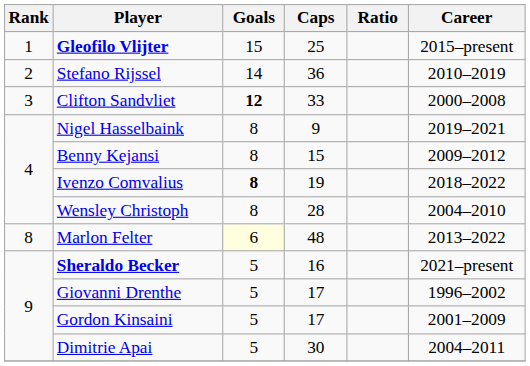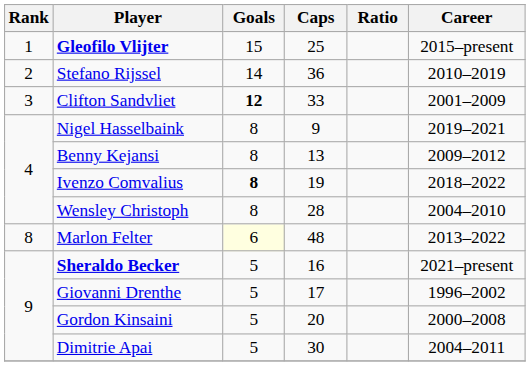(467, 100) 2000–2008 -> (467, 100) 2001–2009
(316, 155) 15 -> (316, 155) 13
(316, 319) 17 -> (316, 319) 20
(467, 319) 2001–2009 -> (467, 319) 2000–2008
